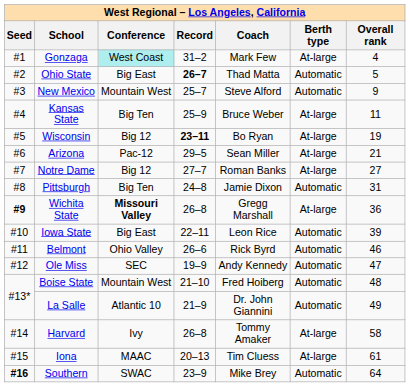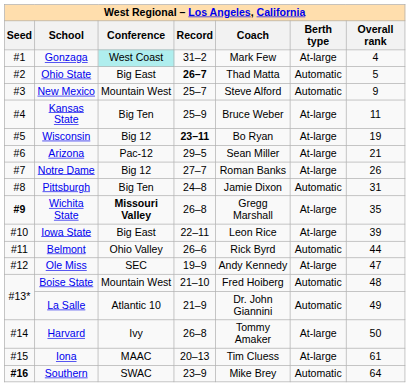(375, 170) 27 -> (375, 170) 26
(375, 210) 36 -> (375, 210) 35
(318, 232) Automatic -> (318, 232) At-large
(375, 249) 46 -> (375, 249) 44
(318, 266) Automatic -> (318, 266) At-large
(375, 334) 58 -> (375, 334) 50
